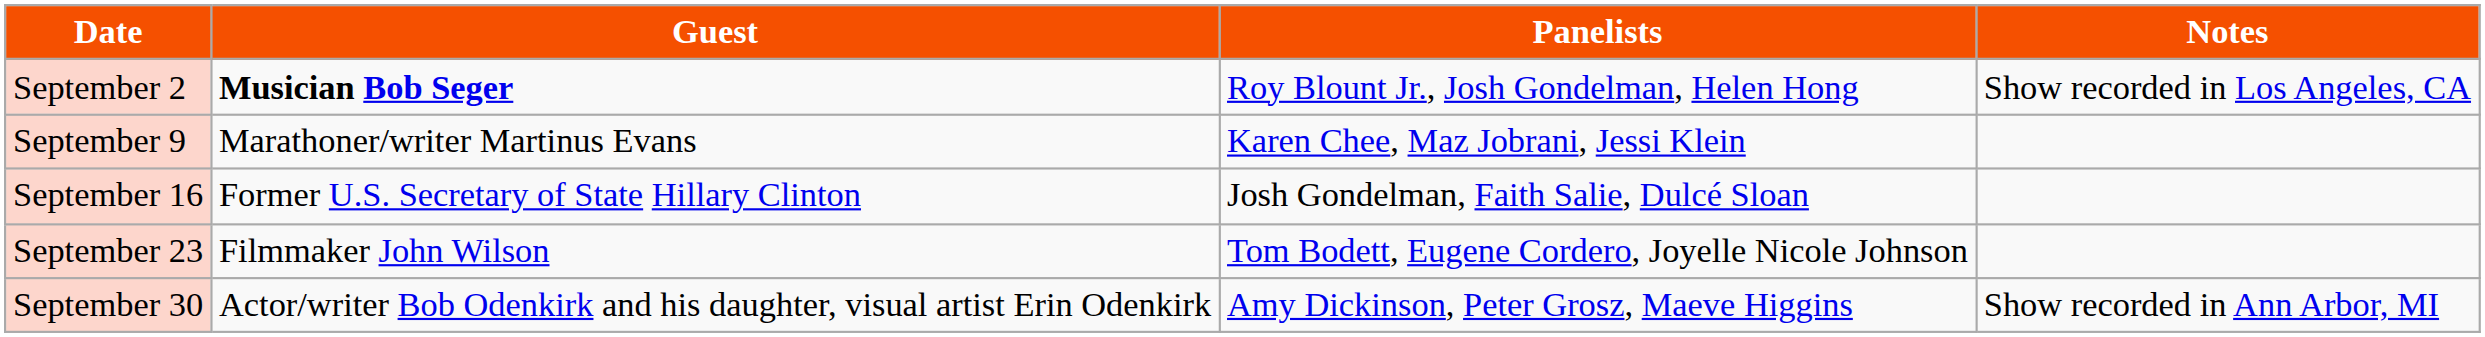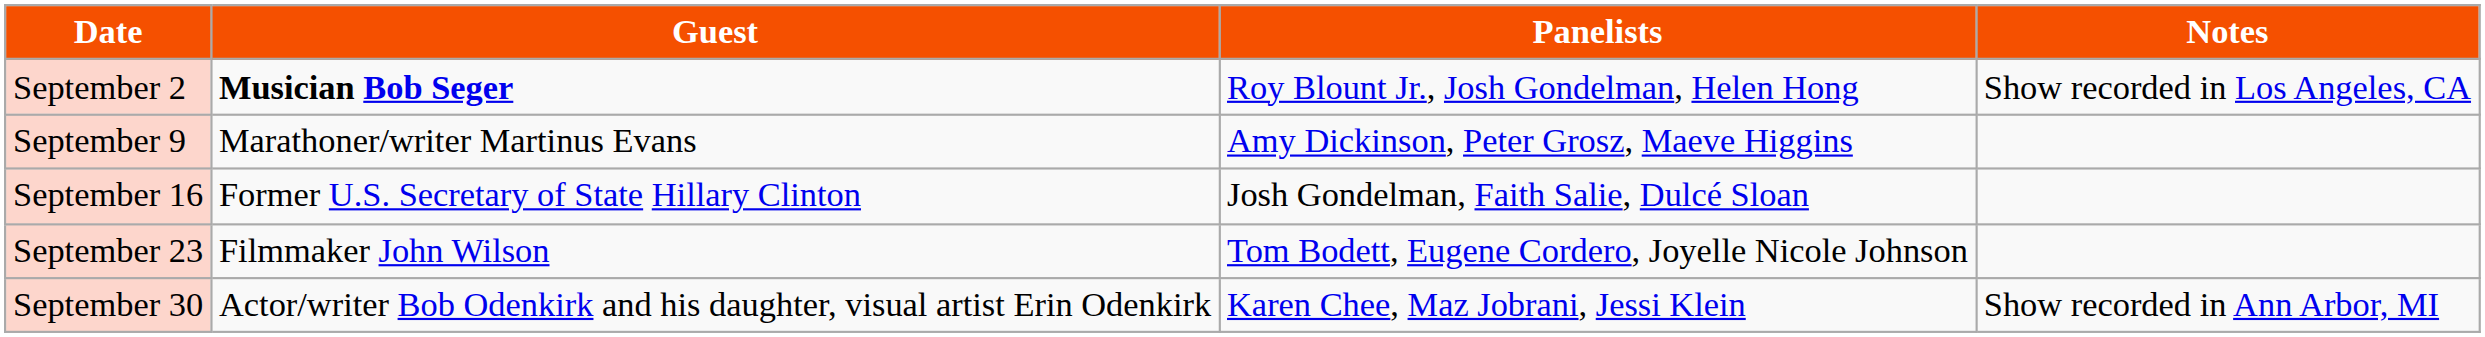(1486, 140) Karen Chee, Maz Jobrani, Jessi Klein -> (1540, 140) Amy Dickinson, Peter Grosz, Maeve Higgins
(1540, 304) Amy Dickinson, Peter Grosz, Maeve Higgins -> (1486, 304) Karen Chee, Maz Jobrani, Jessi Klein
